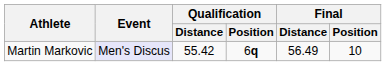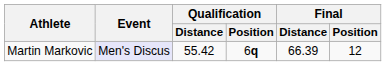(303, 52) 56.49 -> (303, 52) 66.39
(355, 52) 10 -> (355, 52) 12
